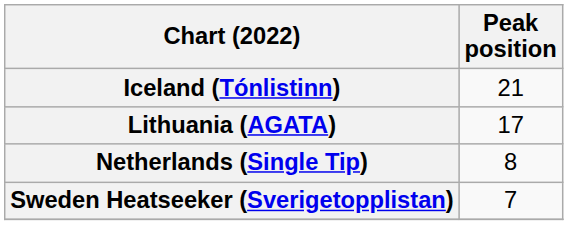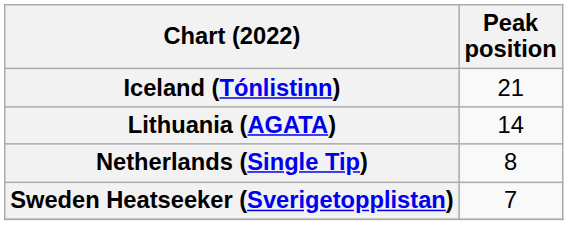(511, 125) 17 -> (511, 125) 14
